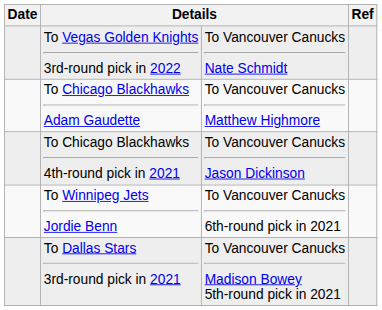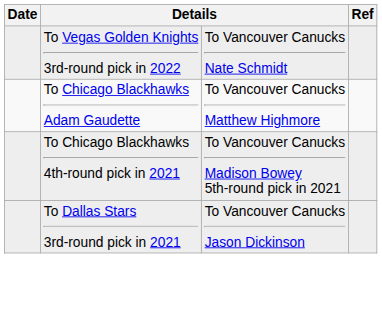(275, 158) To Vancouver Canucks Jason Dickinson -> (275, 166) To Vancouver Canucks Madison Bowey 5th-round pick in 2021
- row: (121, 211)
(275, 271) To Vancouver Canucks Madison Bowey 5th-round pick in 2021 -> (275, 226) To Vancouver Canucks Jason Dickinson
